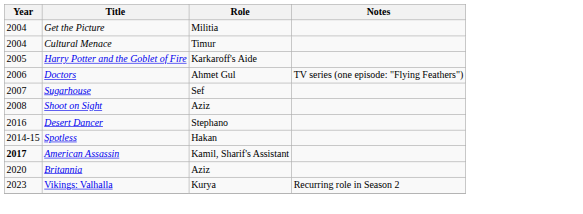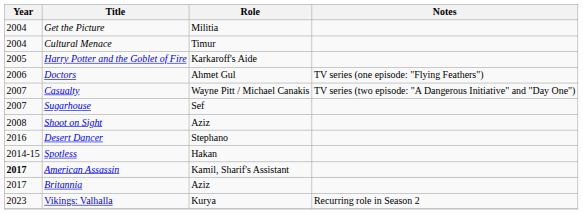+ row: (62, 91)
(17, 169) 2020 -> (17, 185) 2017
